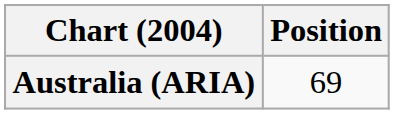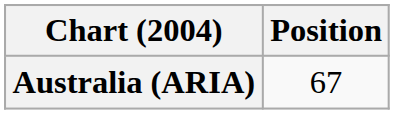(326, 81) 69 -> (326, 81) 67
